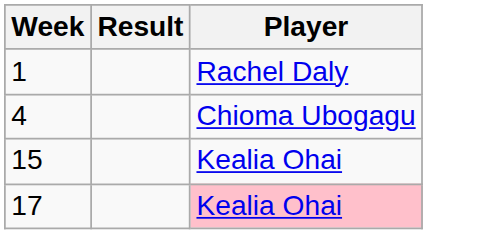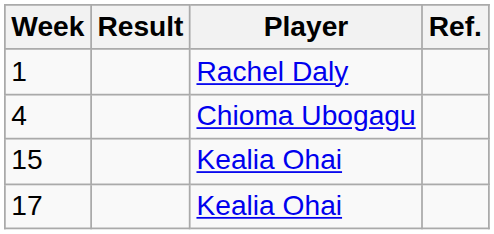+ column: (455, 26)
(269, 205) pink background -> (269, 205) no background
